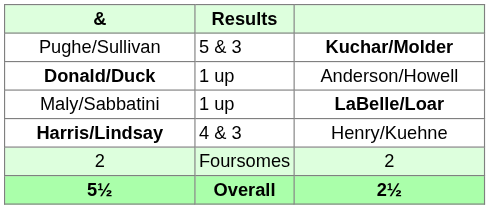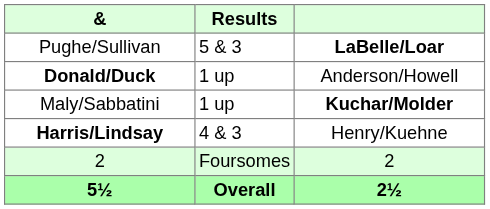(389, 47) Kuchar/Molder -> (389, 47) LaBelle/Loar
(389, 104) LaBelle/Loar -> (389, 104) Kuchar/Molder
